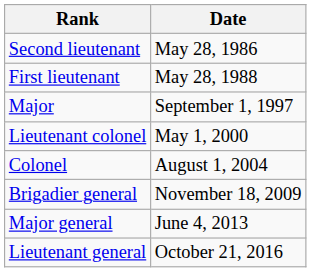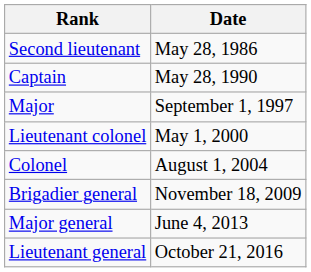- row: (64, 77)
+ row: (37, 77)
